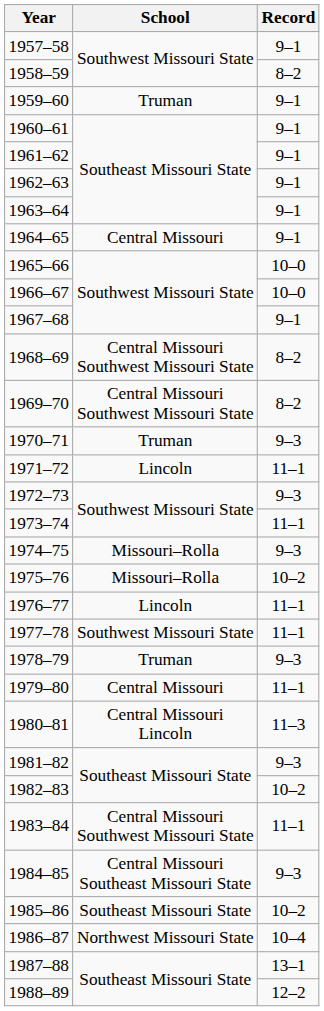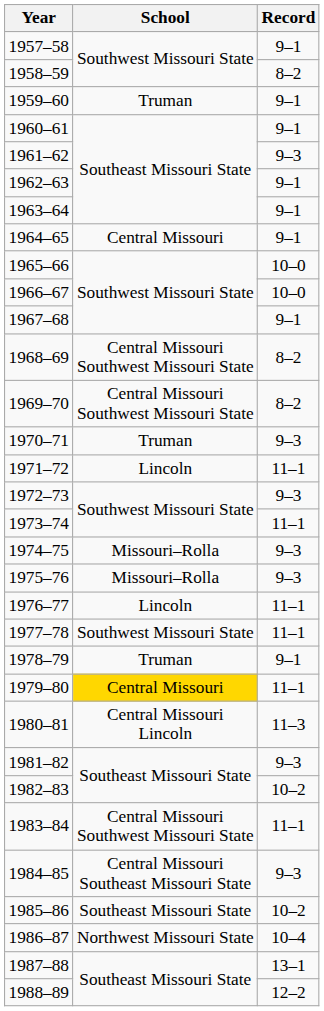(288, 155) 9–1 -> (288, 155) 9–3
(288, 577) 10–2 -> (288, 577) 9–3
(288, 659) 9–3 -> (288, 659) 9–1
(165, 687) no background -> (165, 687) gold background
